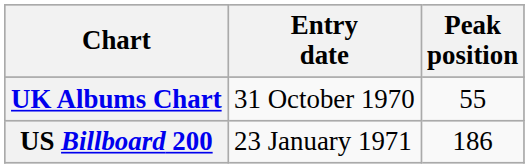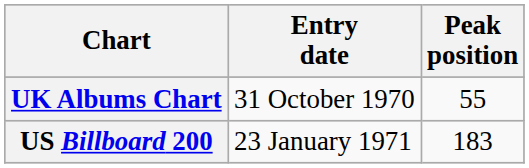(473, 141) 186 -> (473, 141) 183
